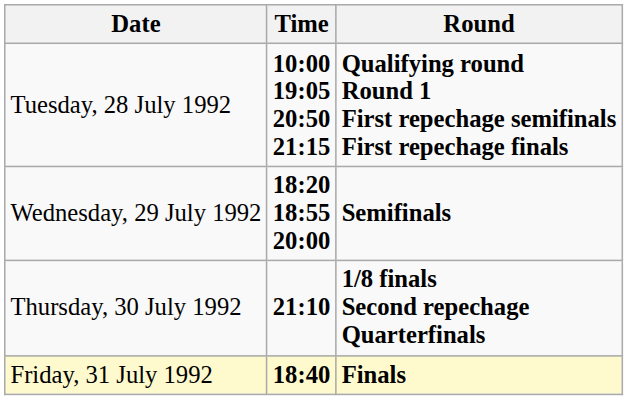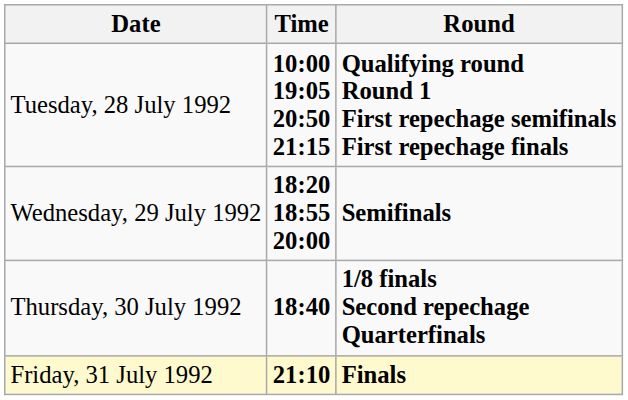(302, 307) 21:10 -> (302, 307) 18:40
(302, 374) 18:40 -> (302, 374) 21:10
